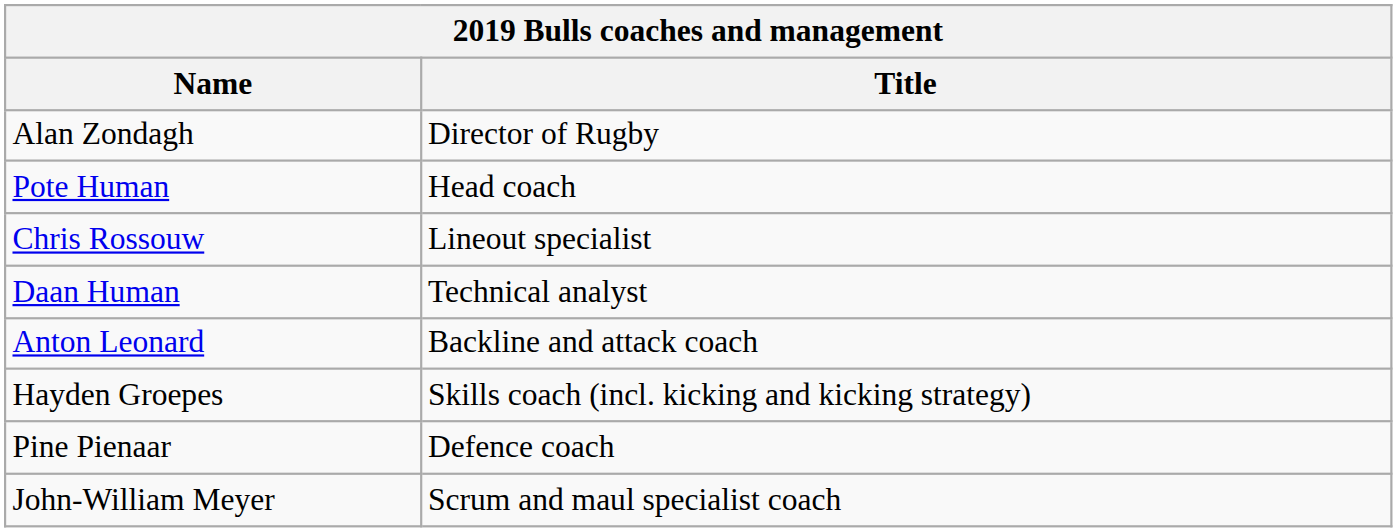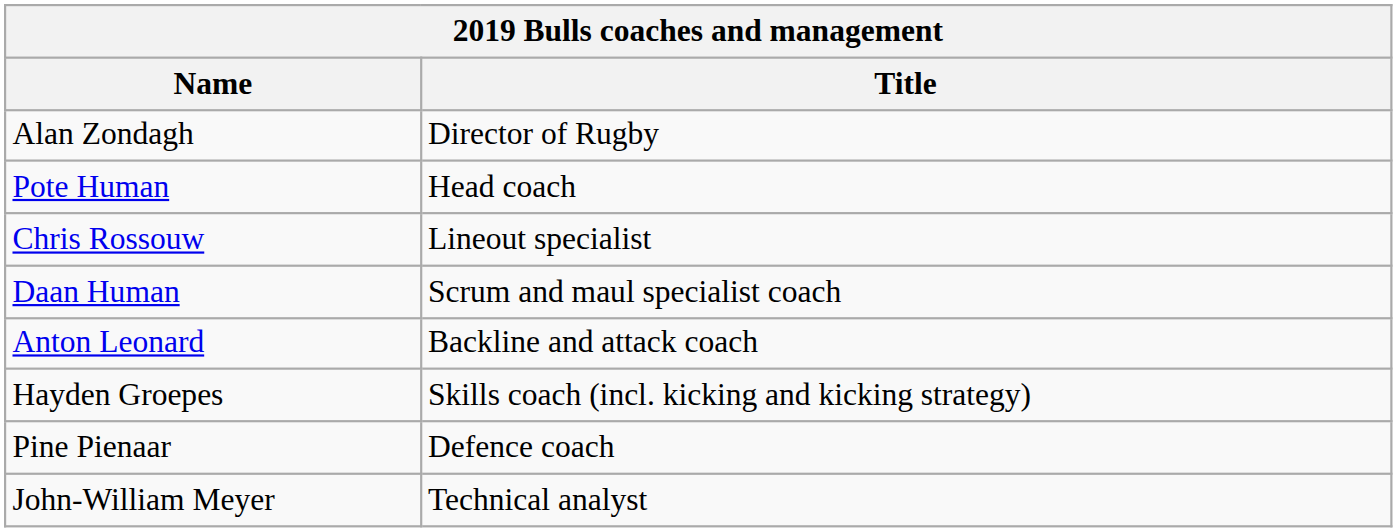(538, 290) Technical analyst -> (635, 290) Scrum and maul specialist coach
(635, 499) Scrum and maul specialist coach -> (538, 499) Technical analyst
